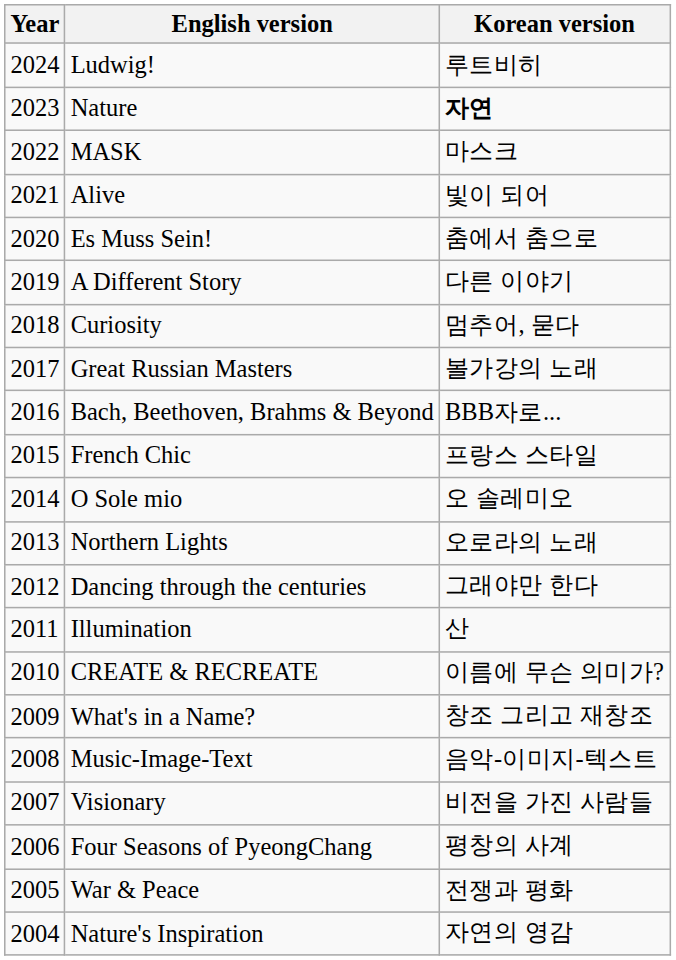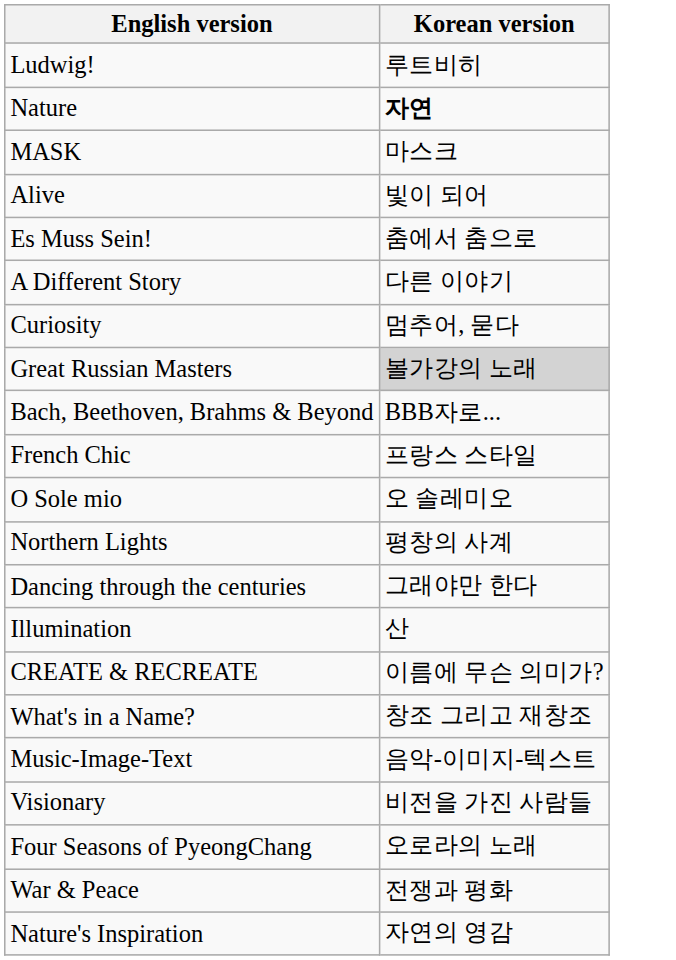- column: (35, 23)
(521, 368) no background -> (461, 368) lightgrey background
(521, 541) 오로라의 노래 -> (449, 541) 평창의 사계
(509, 845) 평창의 사계 -> (461, 845) 오로라의 노래
